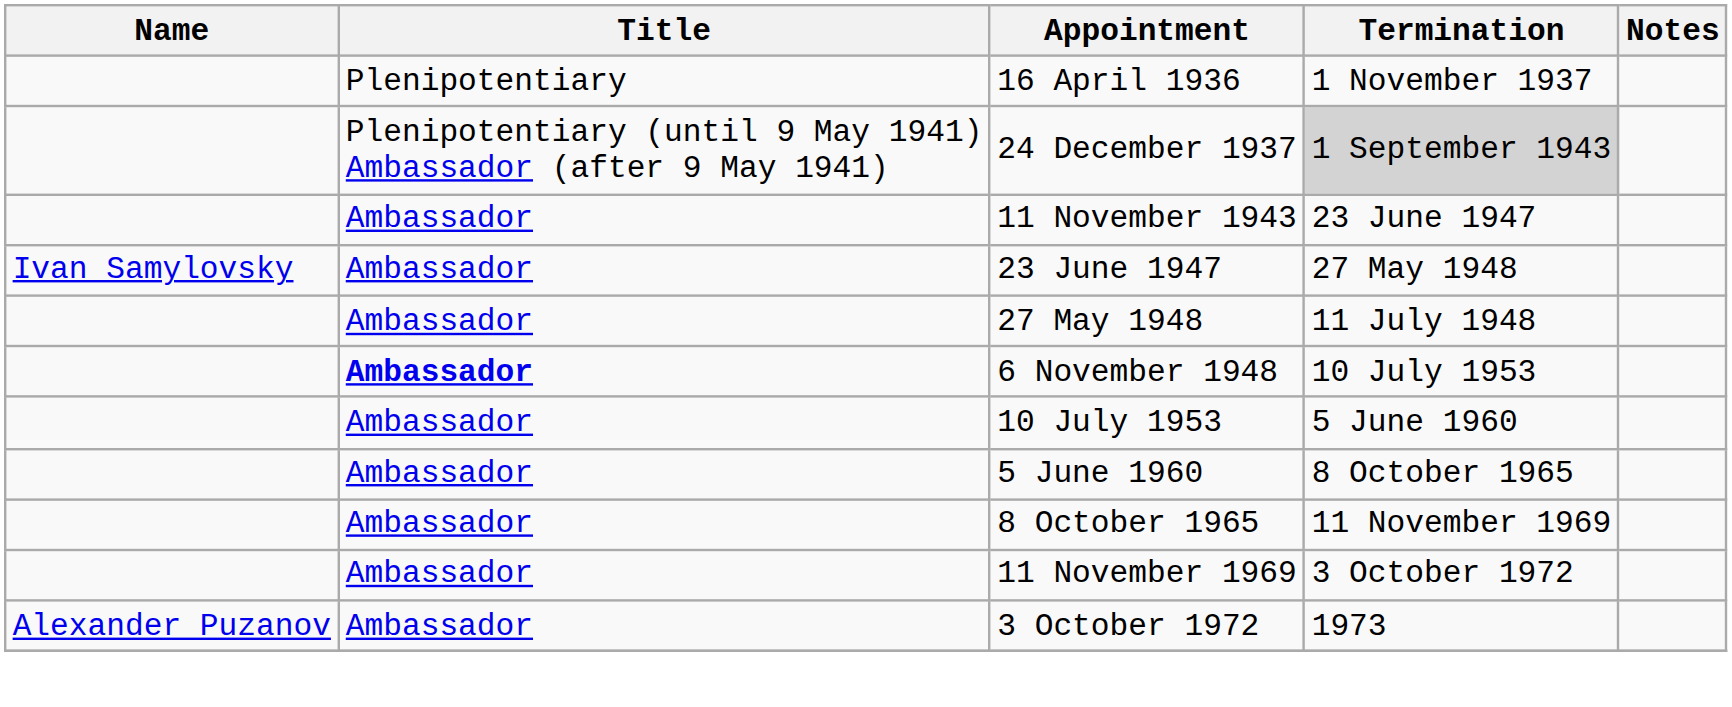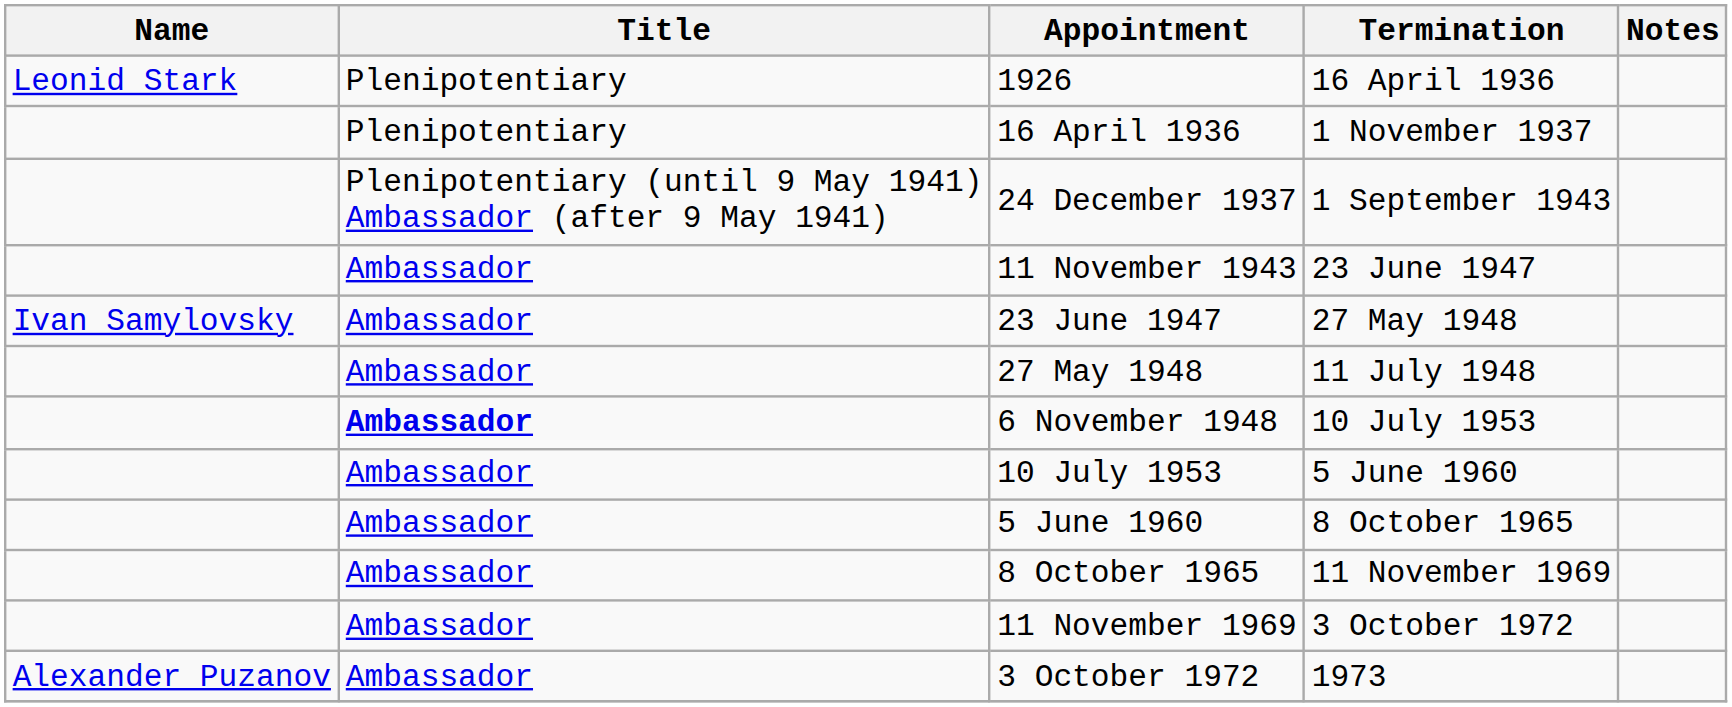+ row: (1035, 81)
(1461, 150) lightgrey background -> (1461, 201) no background
